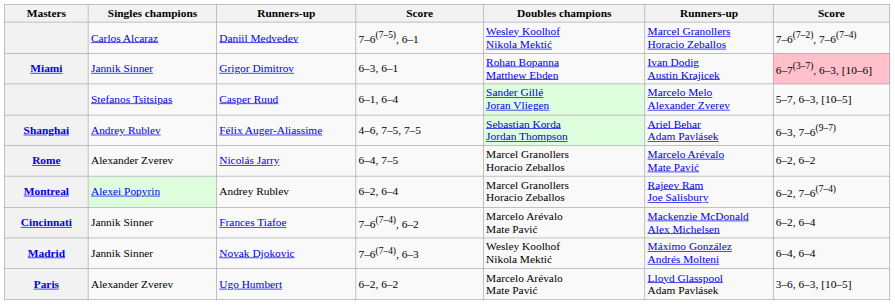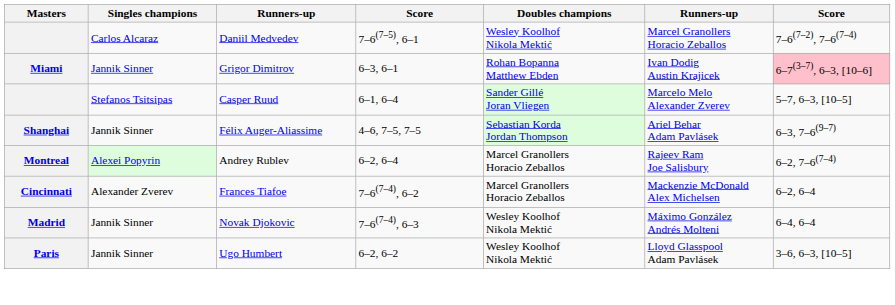(126, 130) Andrey Rublev -> (122, 130) Jannik Sinner
- row: (249, 161)
(122, 222) Jannik Sinner -> (132, 191) Alexander Zverev
(524, 222) Marcelo Arévalo Mate Pavić -> (528, 191) Marcel Granollers Horacio Zeballos
(132, 284) Alexander Zverev -> (122, 253) Jannik Sinner
(524, 284) Marcelo Arévalo Mate Pavić -> (523, 253) Wesley Koolhof Nikola Mektić
